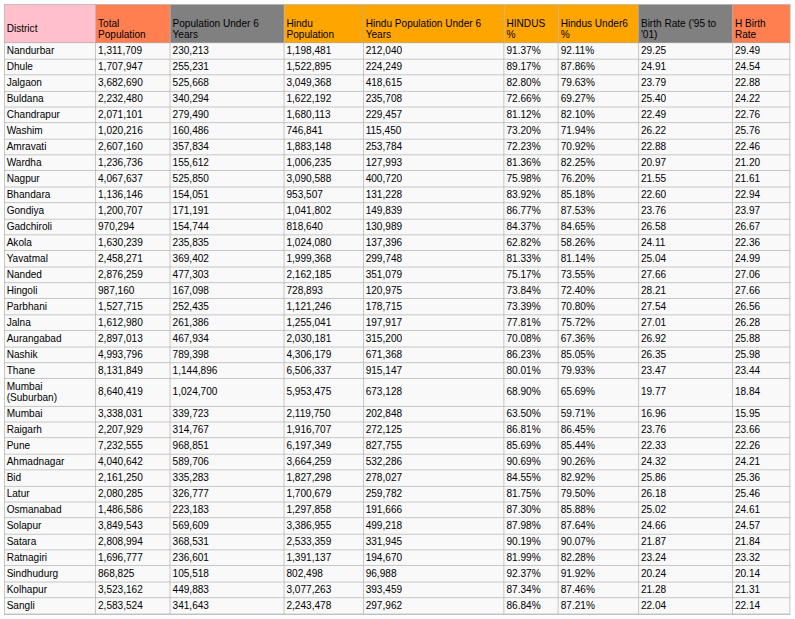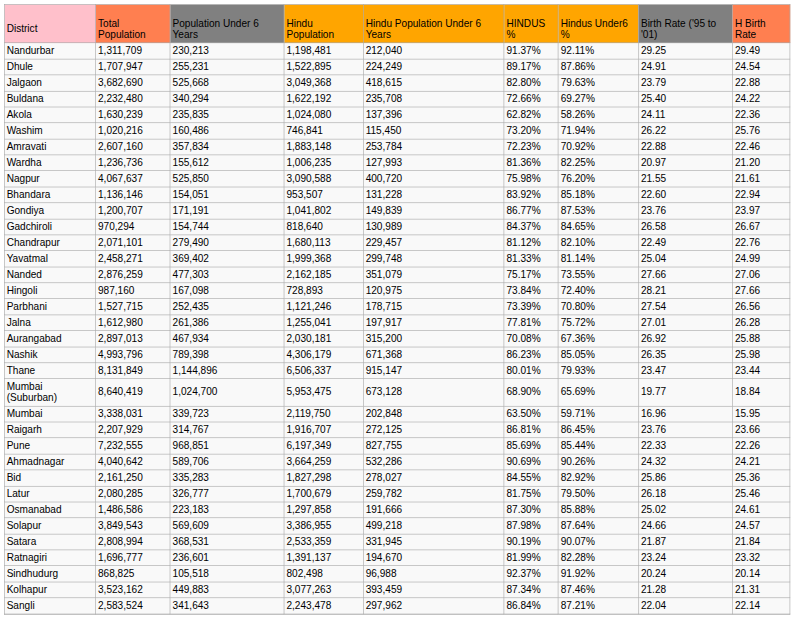rows swapped: (19, 242) <-> (33, 115)
